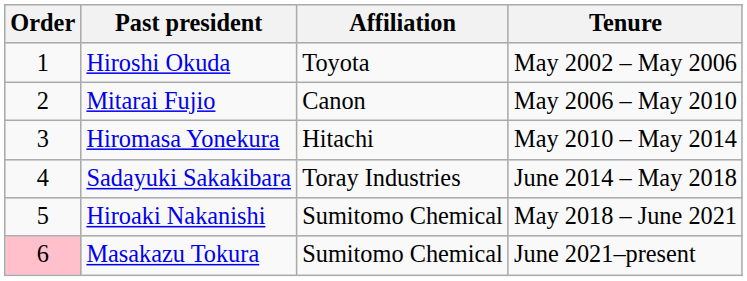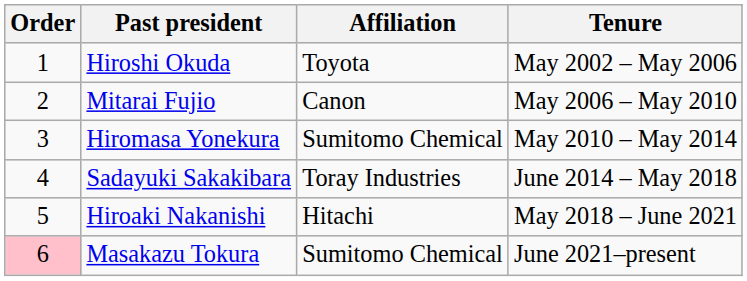(338, 139) Hitachi -> (403, 139) Sumitomo Chemical
(403, 216) Sumitomo Chemical -> (338, 216) Hitachi
